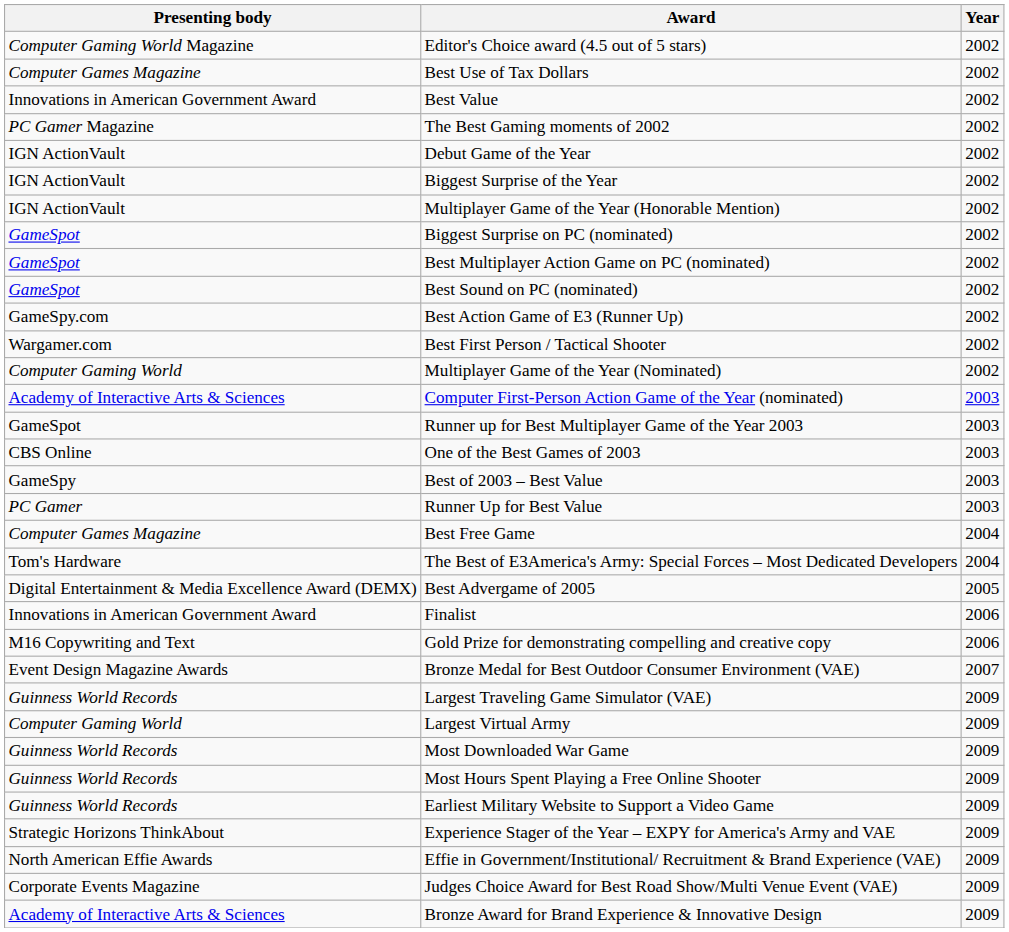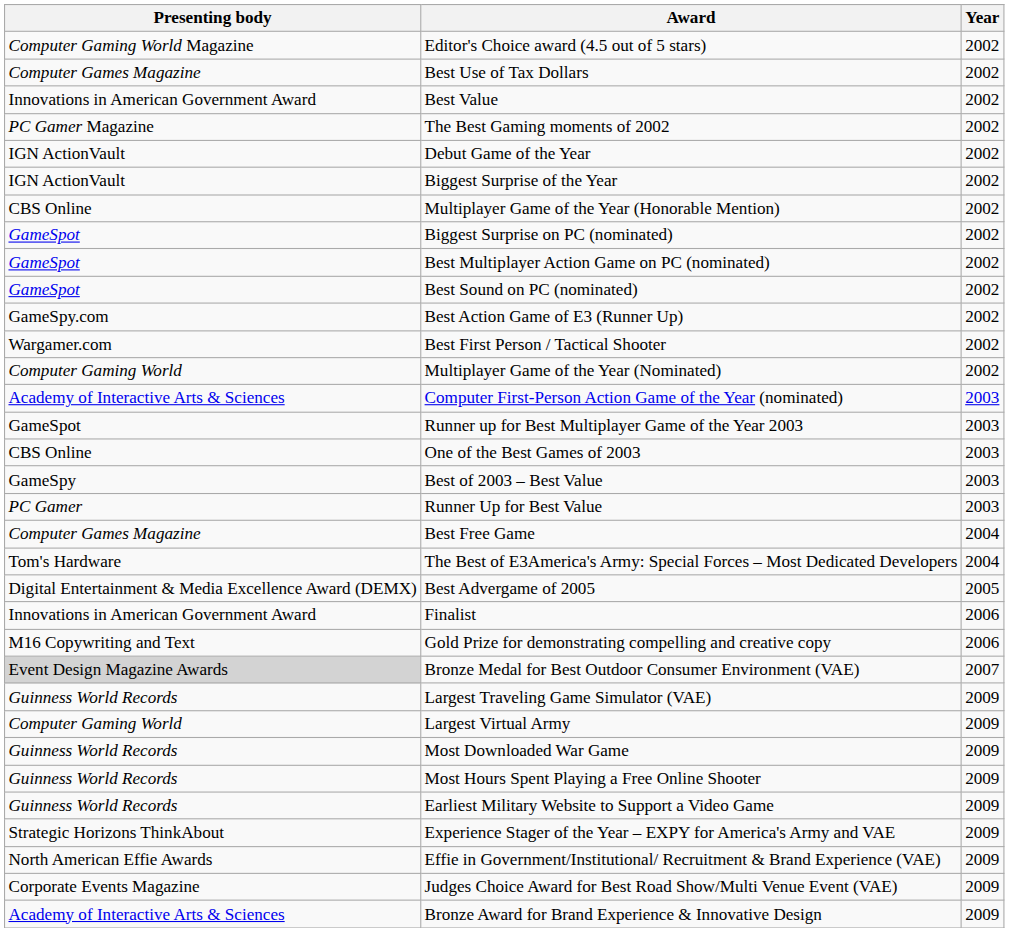(67, 208) IGN ActionVault -> (50, 208) CBS Online
(118, 669) no background -> (118, 669) lightgrey background
